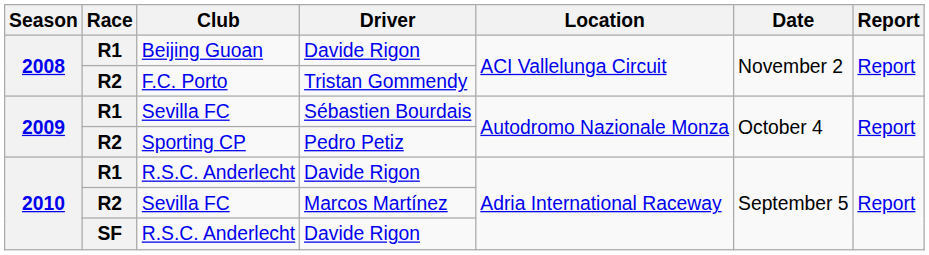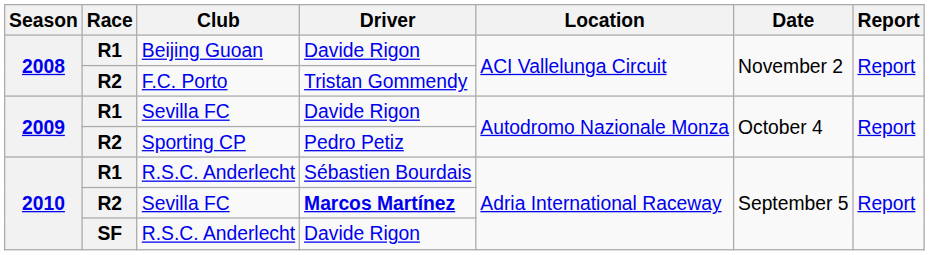(388, 112) Sébastien Bourdais -> (362, 112) Davide Rigon
(362, 173) Davide Rigon -> (388, 173) Sébastien Bourdais
(376, 203) normal -> (380, 203) bold
